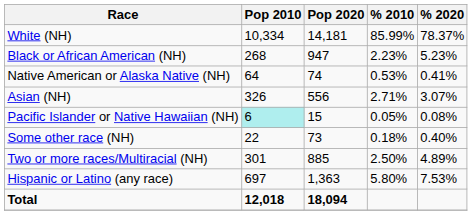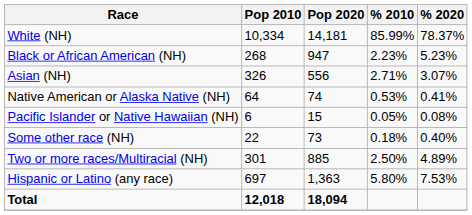rows swapped: (119, 76) <-> (39, 96)
(248, 117) paleturquoise background -> (248, 117) no background
